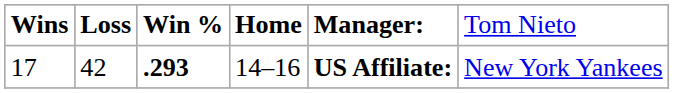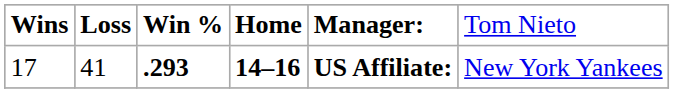(93, 66) 42 -> (93, 66) 41
(268, 66) normal -> (268, 66) bold
